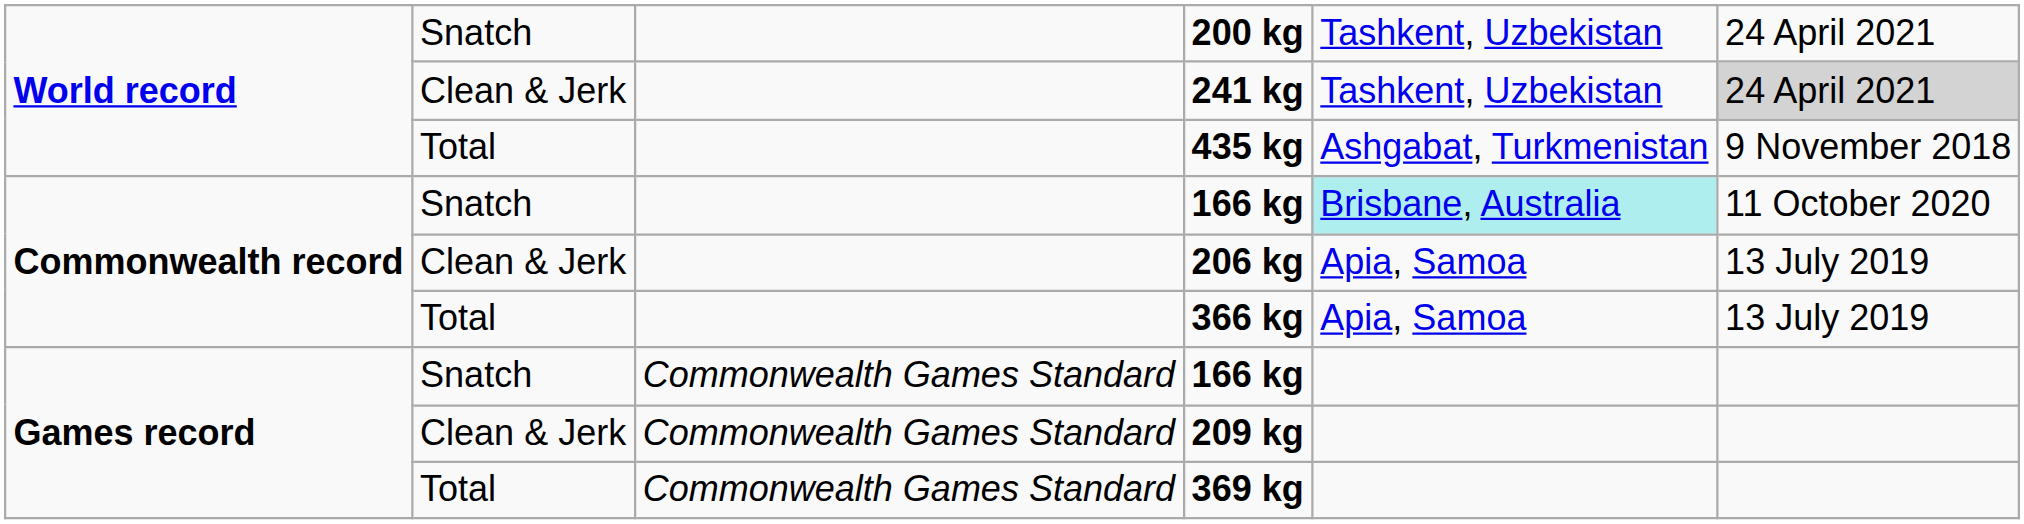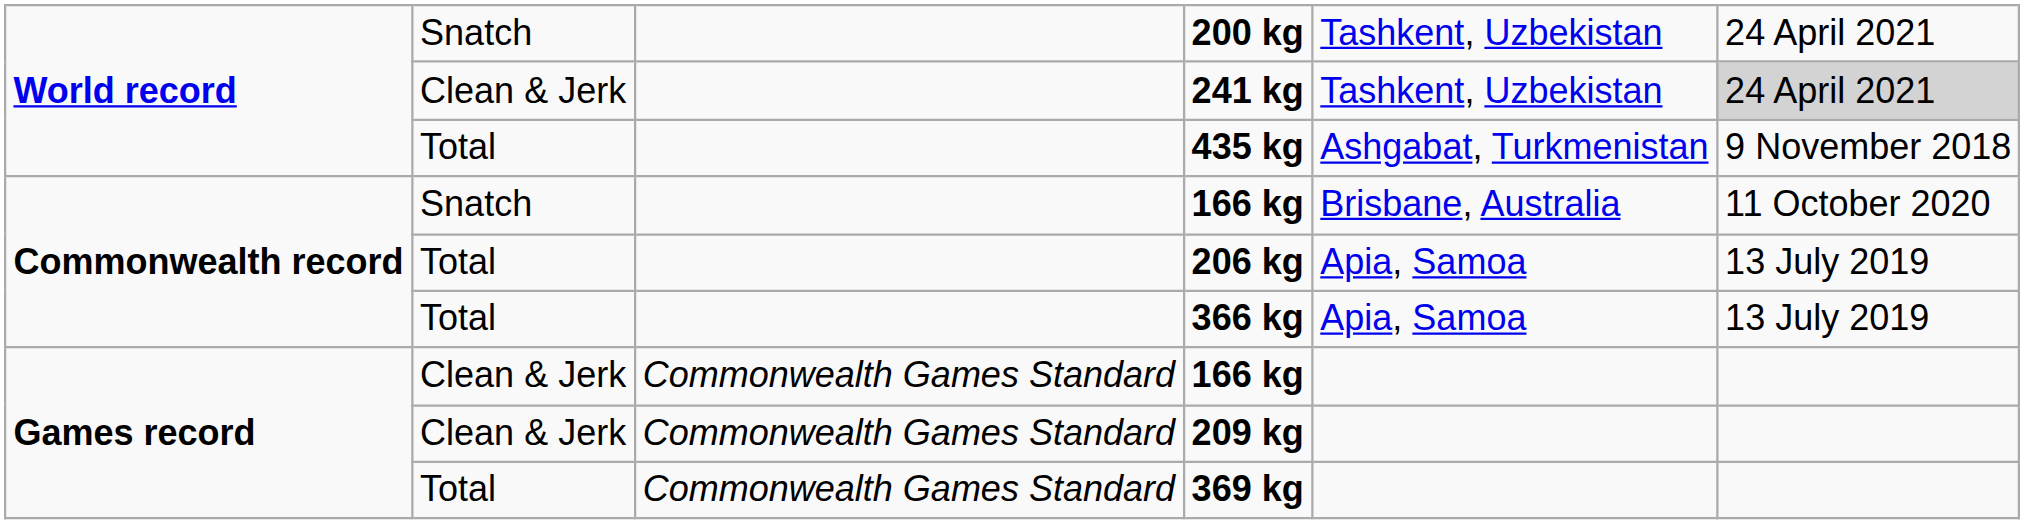(1470, 204) paleturquoise background -> (1470, 204) no background
(523, 261) Clean & Jerk -> (458, 261) Total
(476, 375) Snatch -> (523, 375) Clean & Jerk
